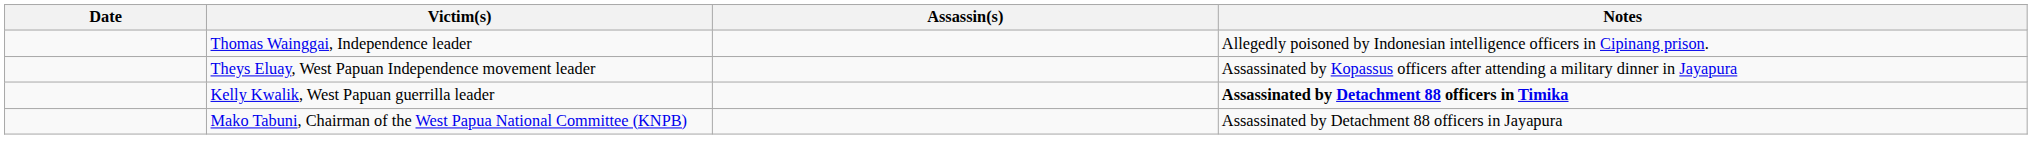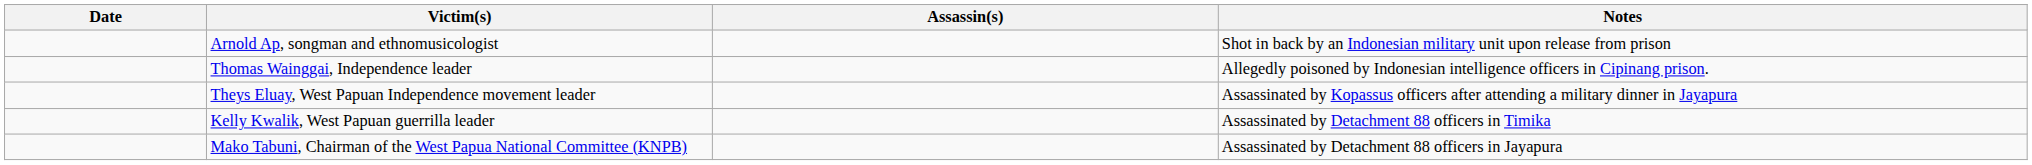+ row: (354, 43)
(1395, 95) bold -> (1386, 120) normal
